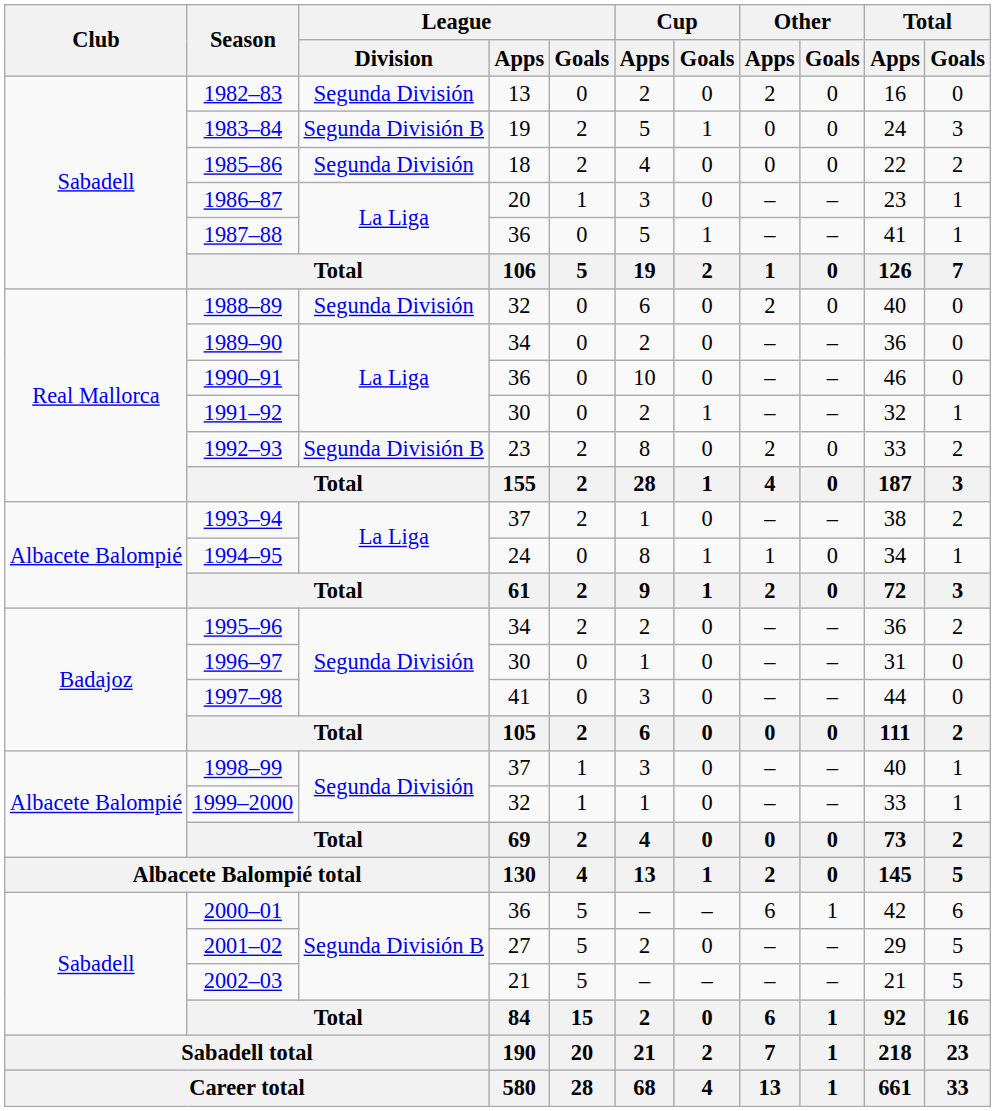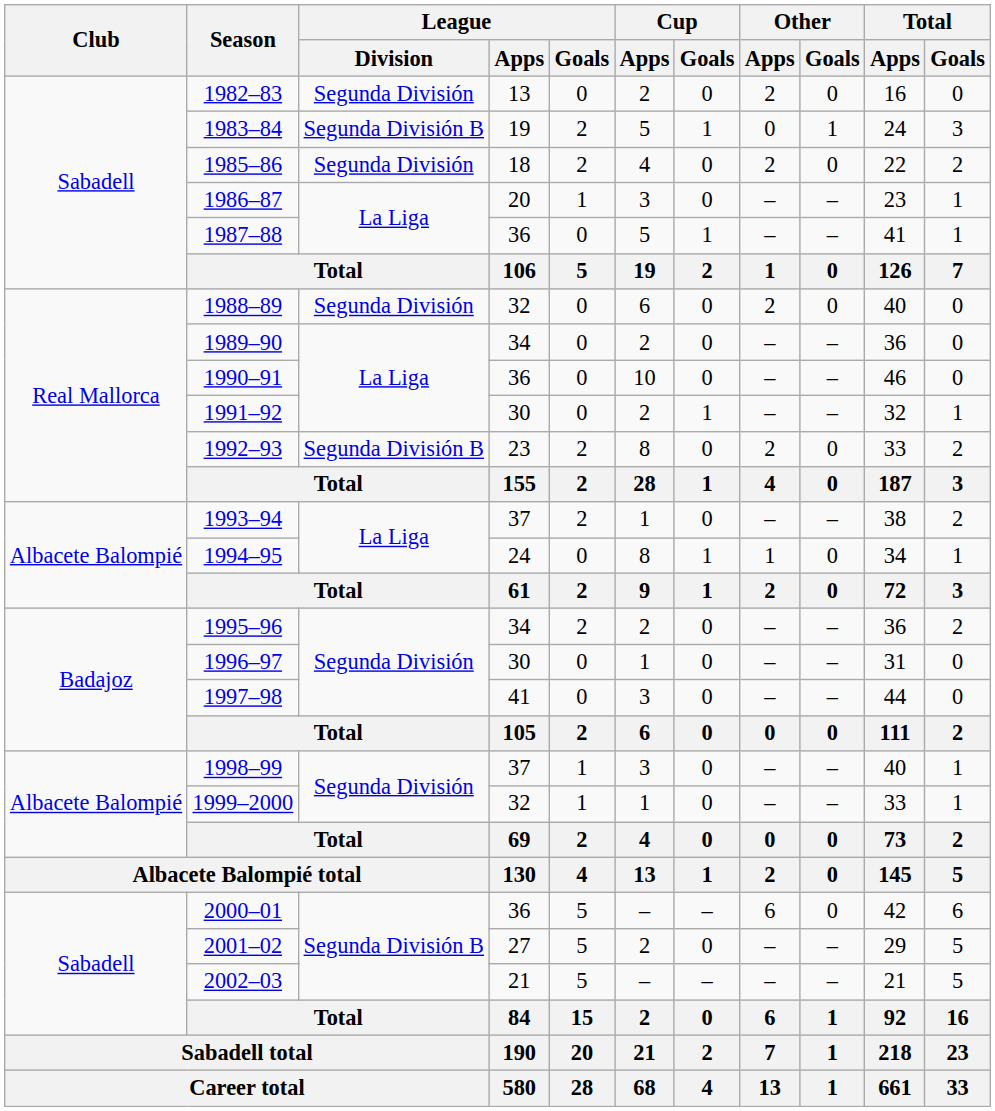(832, 128) 0 -> (832, 128) 1
(770, 164) 0 -> (770, 164) 2
(832, 910) 1 -> (832, 910) 0
